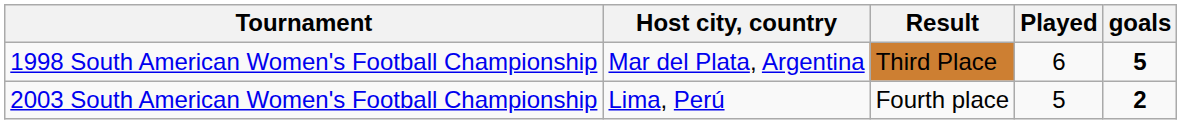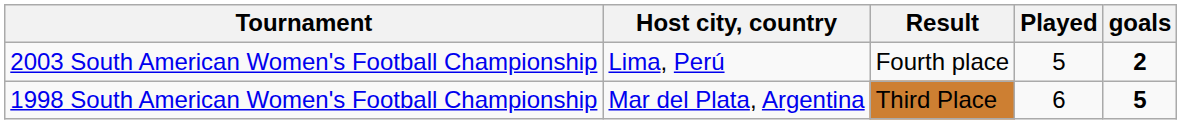rows swapped: (304, 61) <-> (304, 99)
